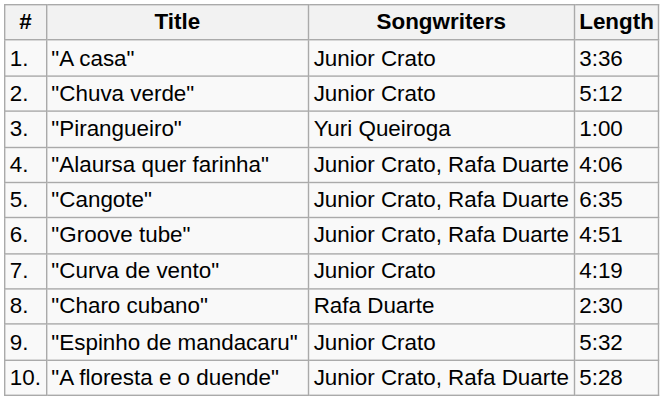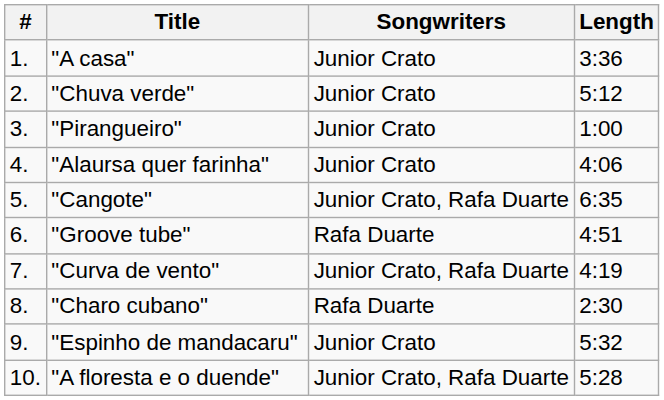(382, 128) Yuri Queiroga -> (375, 128) Junior Crato
(441, 164) Junior Crato, Rafa Duarte -> (375, 164) Junior Crato
(441, 235) Junior Crato, Rafa Duarte -> (374, 235) Rafa Duarte
(375, 270) Junior Crato -> (441, 270) Junior Crato, Rafa Duarte
